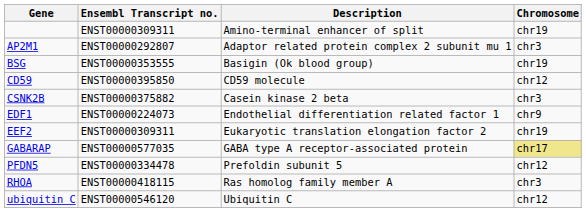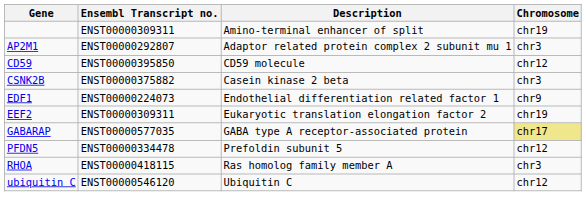- row: (16, 64)
